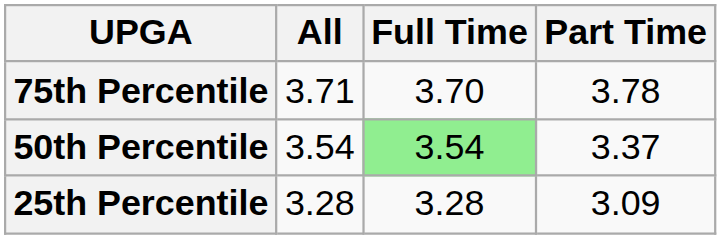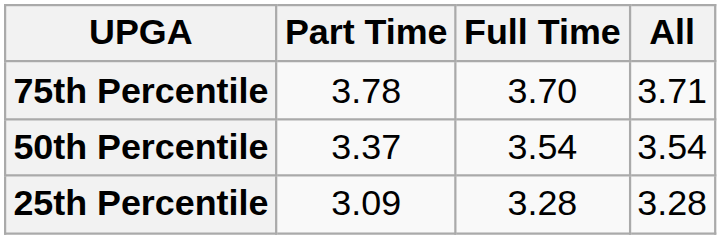columns swapped: (320, 32) <-> (626, 32)
(449, 146) lightgreen background -> (542, 146) no background
